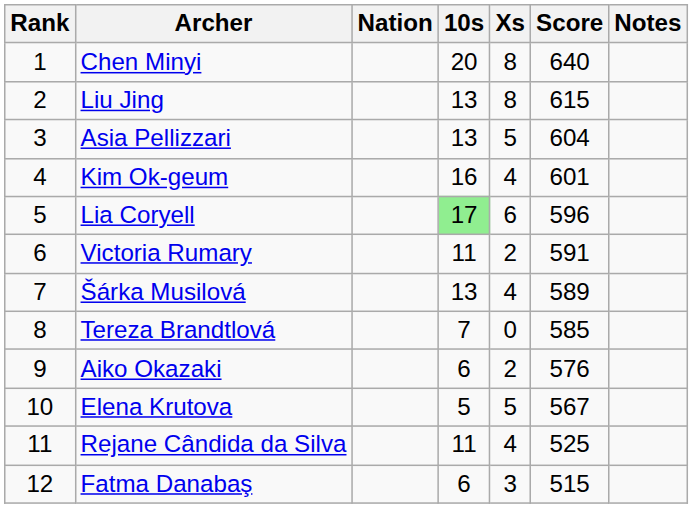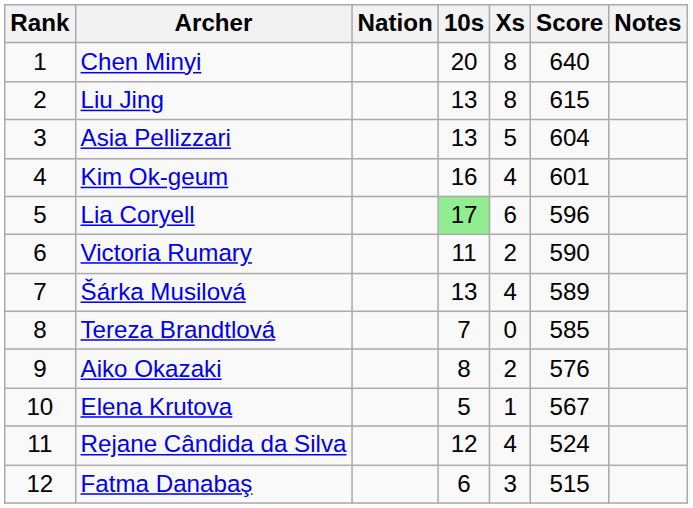(570, 253) 591 -> (570, 253) 590
(464, 368) 6 -> (464, 368) 8
(510, 406) 5 -> (510, 406) 1
(464, 445) 11 -> (464, 445) 12
(570, 445) 525 -> (570, 445) 524
